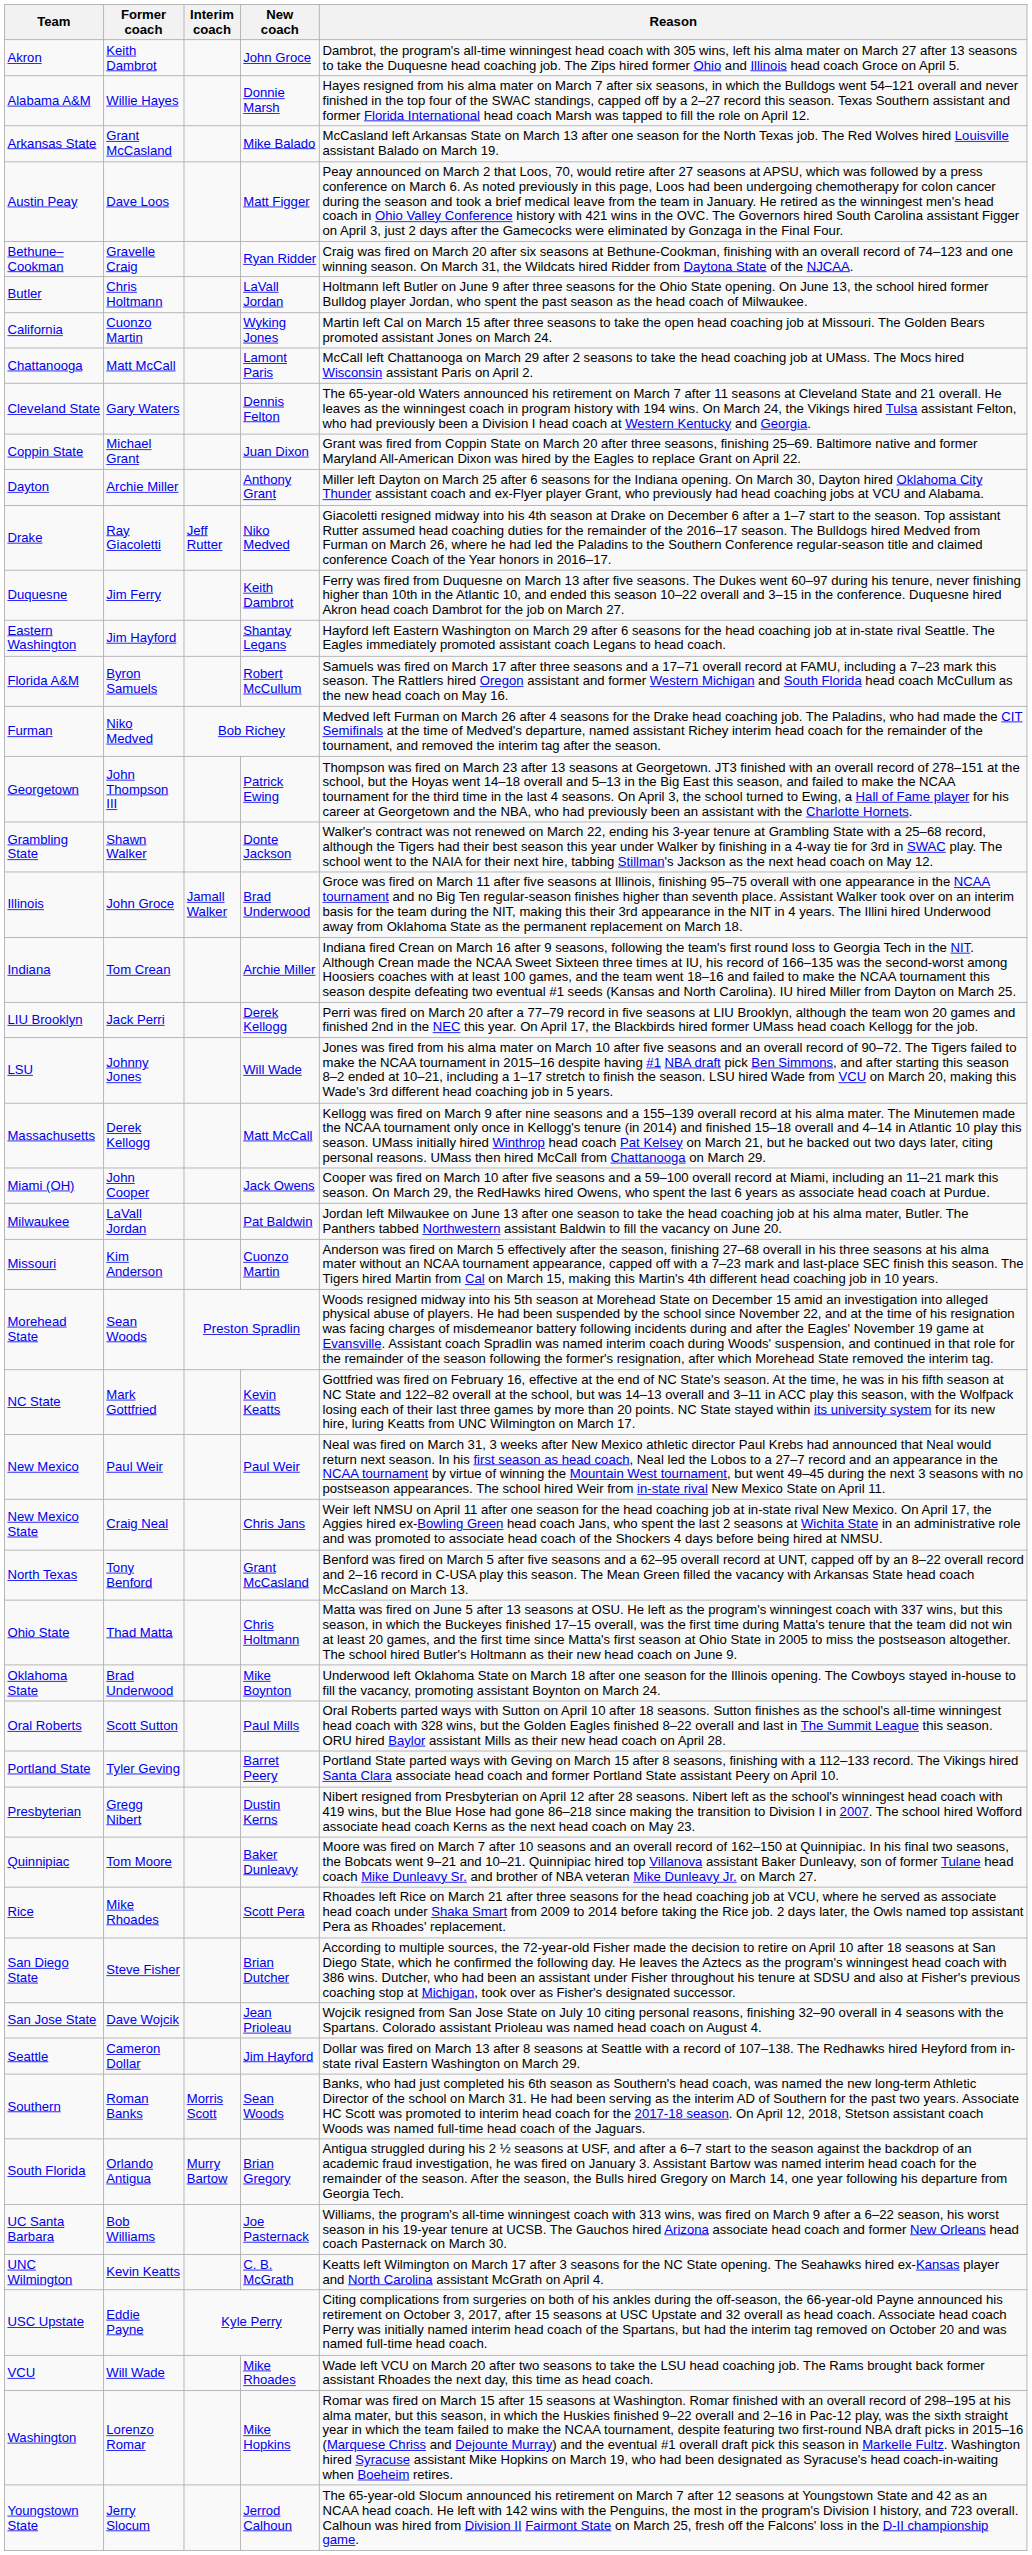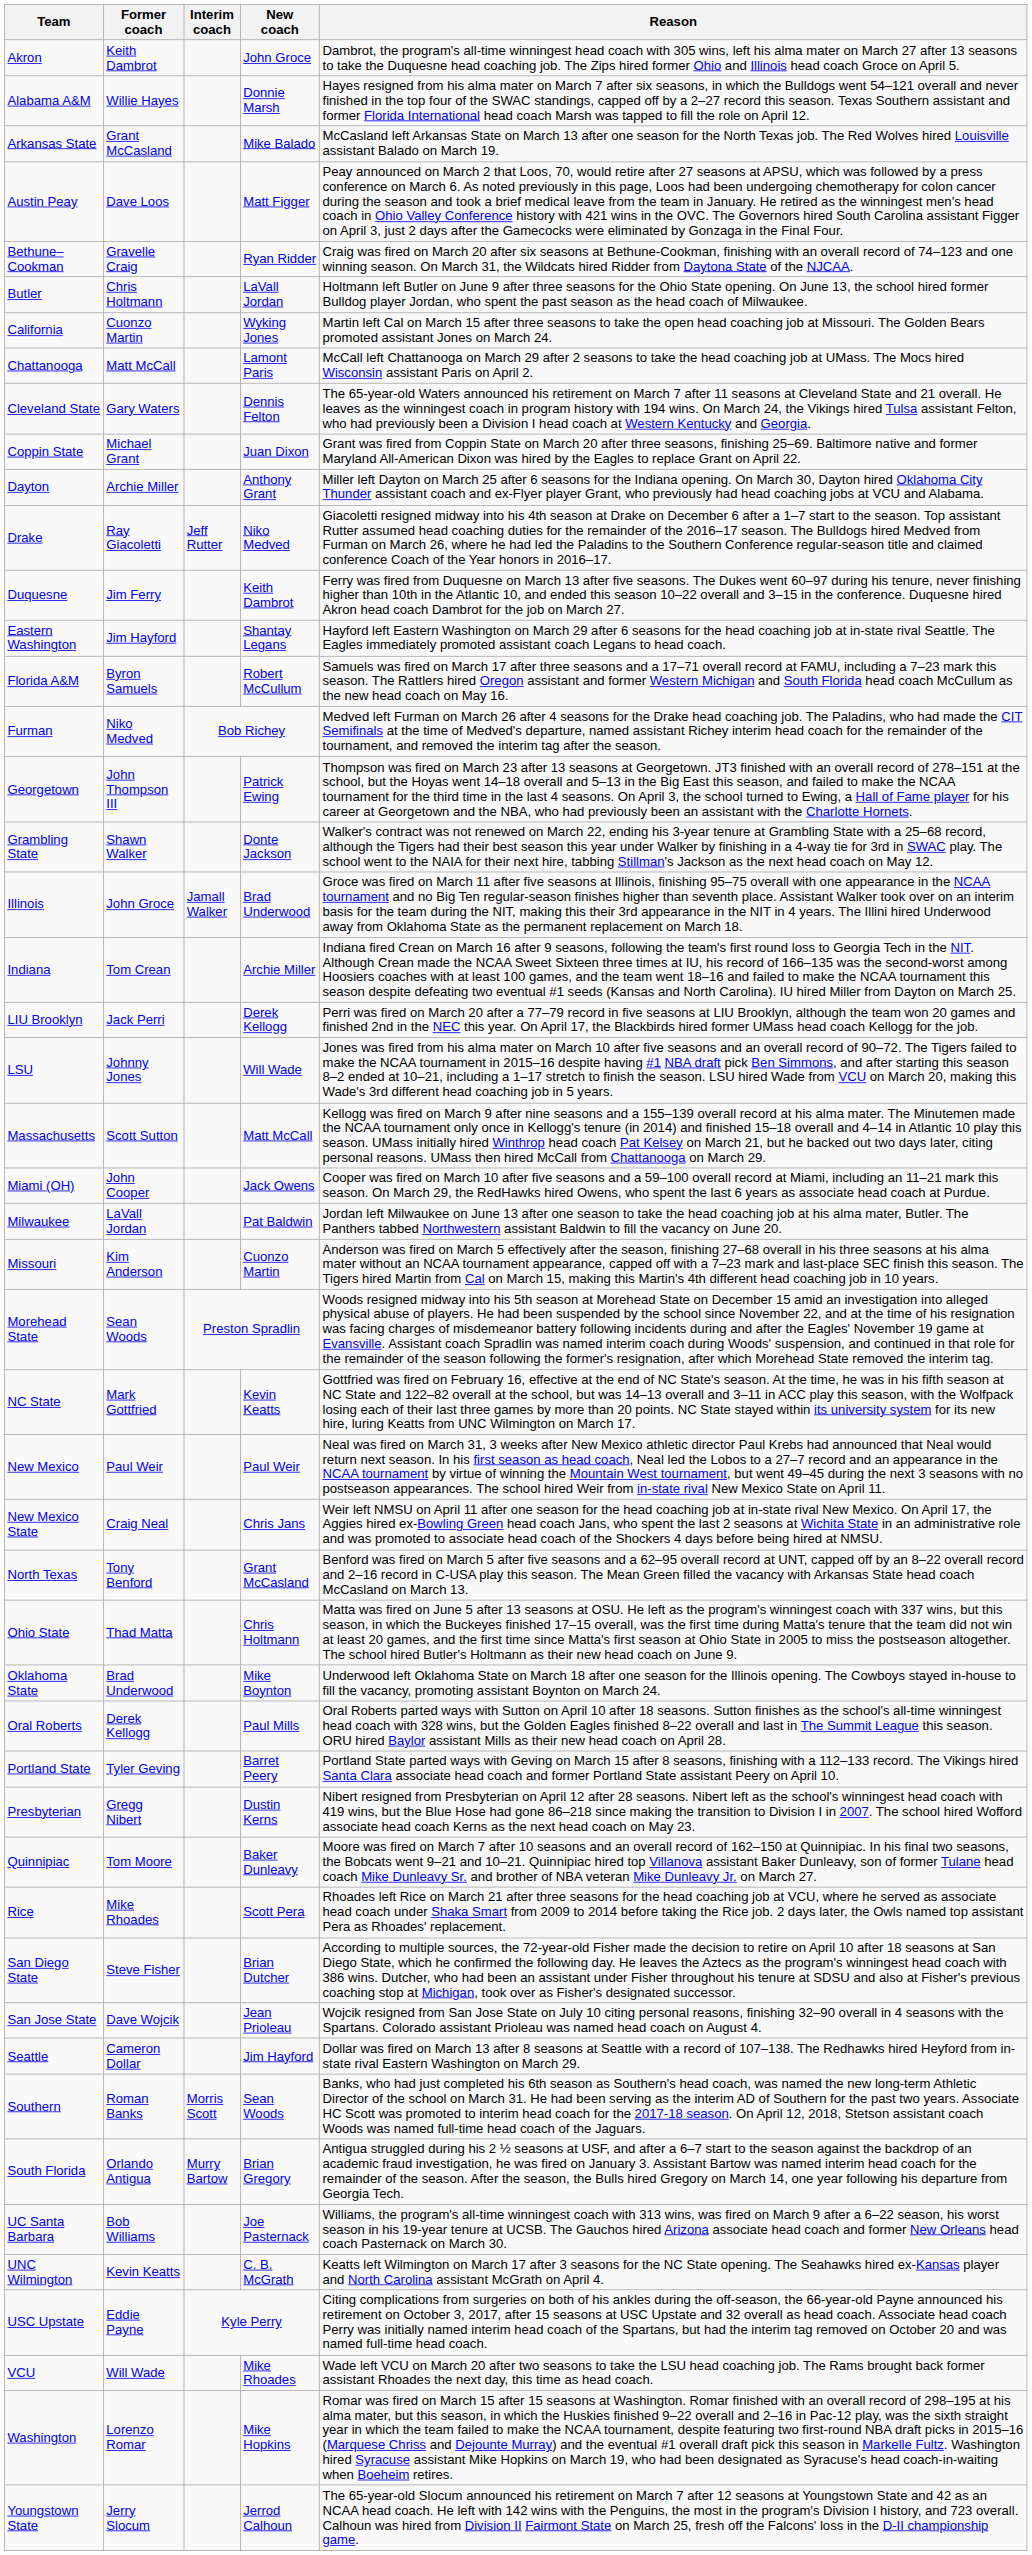(128, 1135) Derek Kellogg -> (142, 1135) Scott Sutton
(142, 1726) Scott Sutton -> (128, 1726) Derek Kellogg
